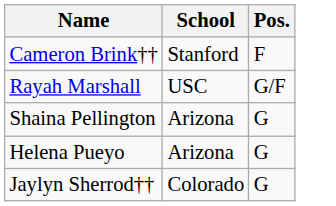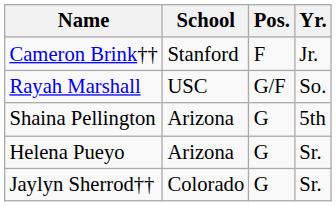+ column: (313, 20)
